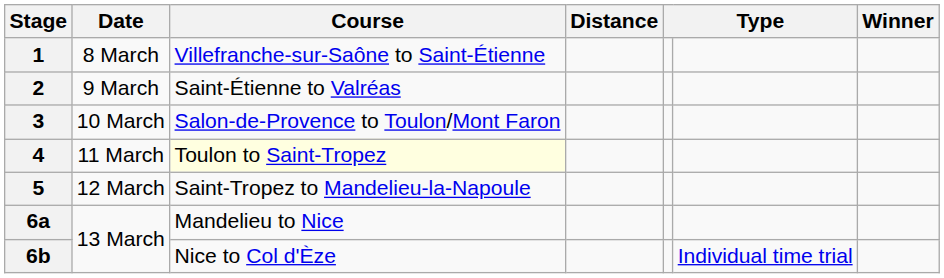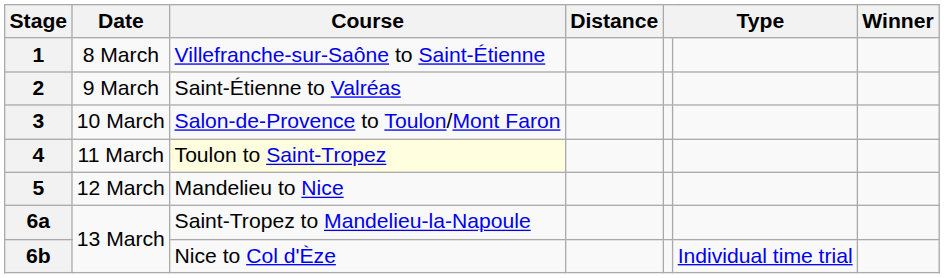(353, 188) Saint-Tropez to Mandelieu-la-Napoule -> (259, 188) Mandelieu to Nice
(259, 222) Mandelieu to Nice -> (353, 222) Saint-Tropez to Mandelieu-la-Napoule
